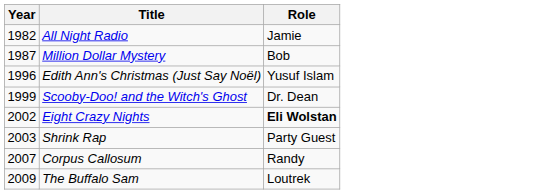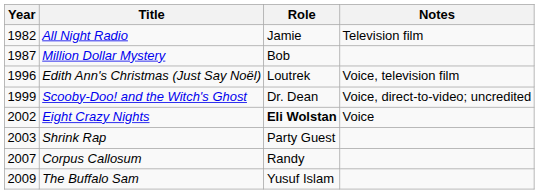+ column: (437, 14)
(300, 76) Yusuf Islam -> (289, 76) Loutrek
(289, 179) Loutrek -> (300, 179) Yusuf Islam
